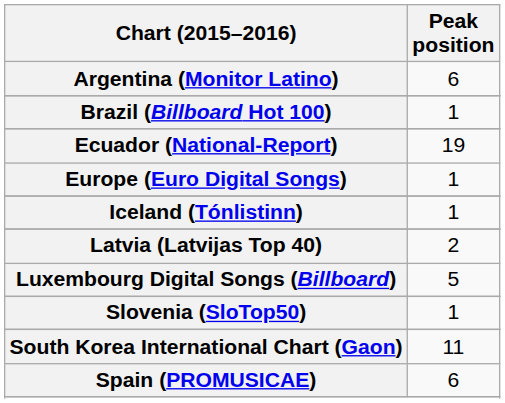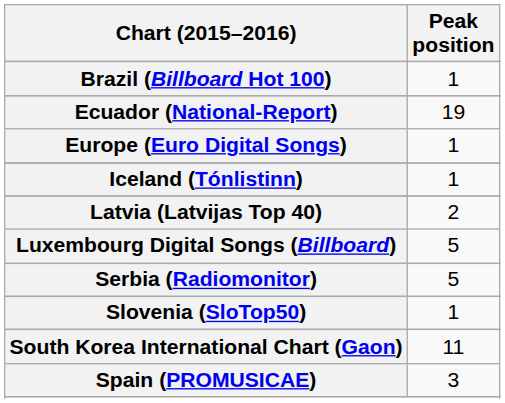- row: (206, 78)
+ row: (206, 279)
(453, 379) 6 -> (453, 379) 3
